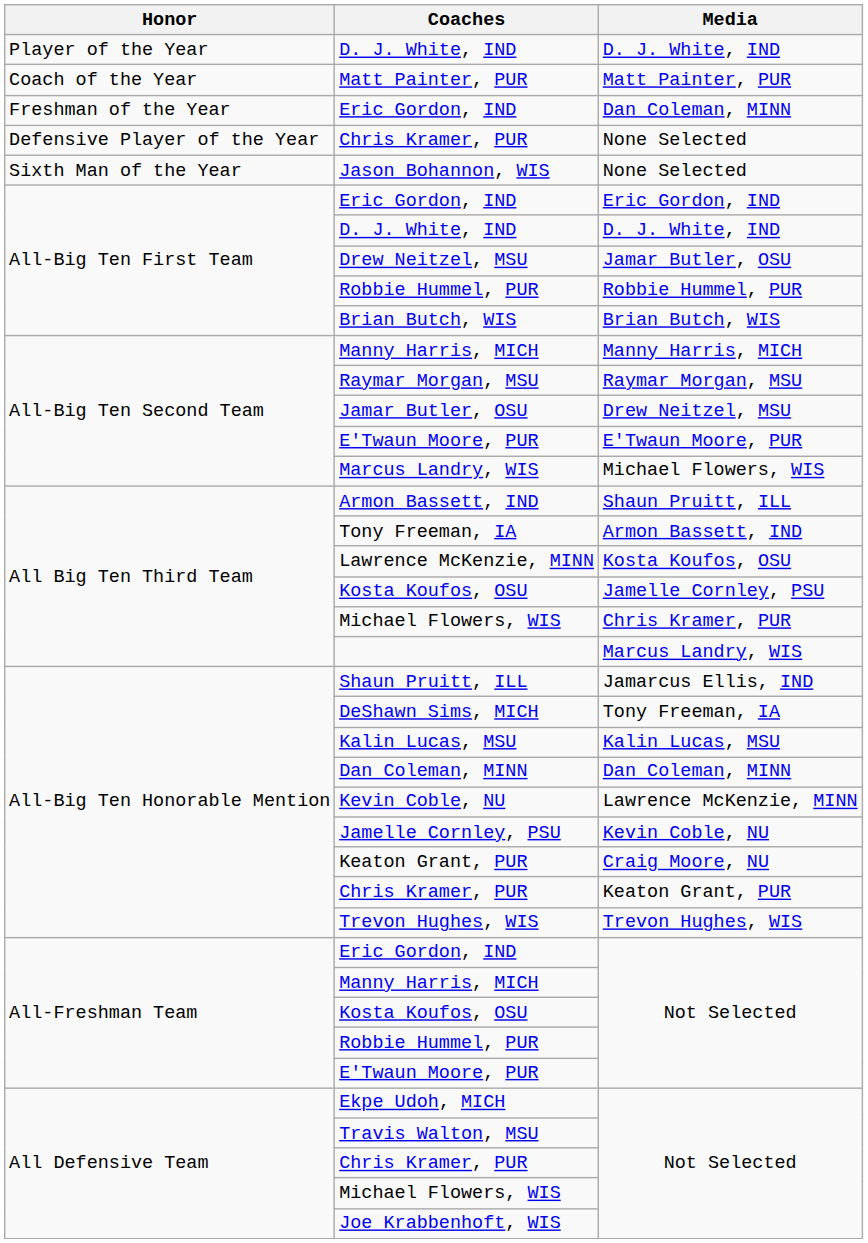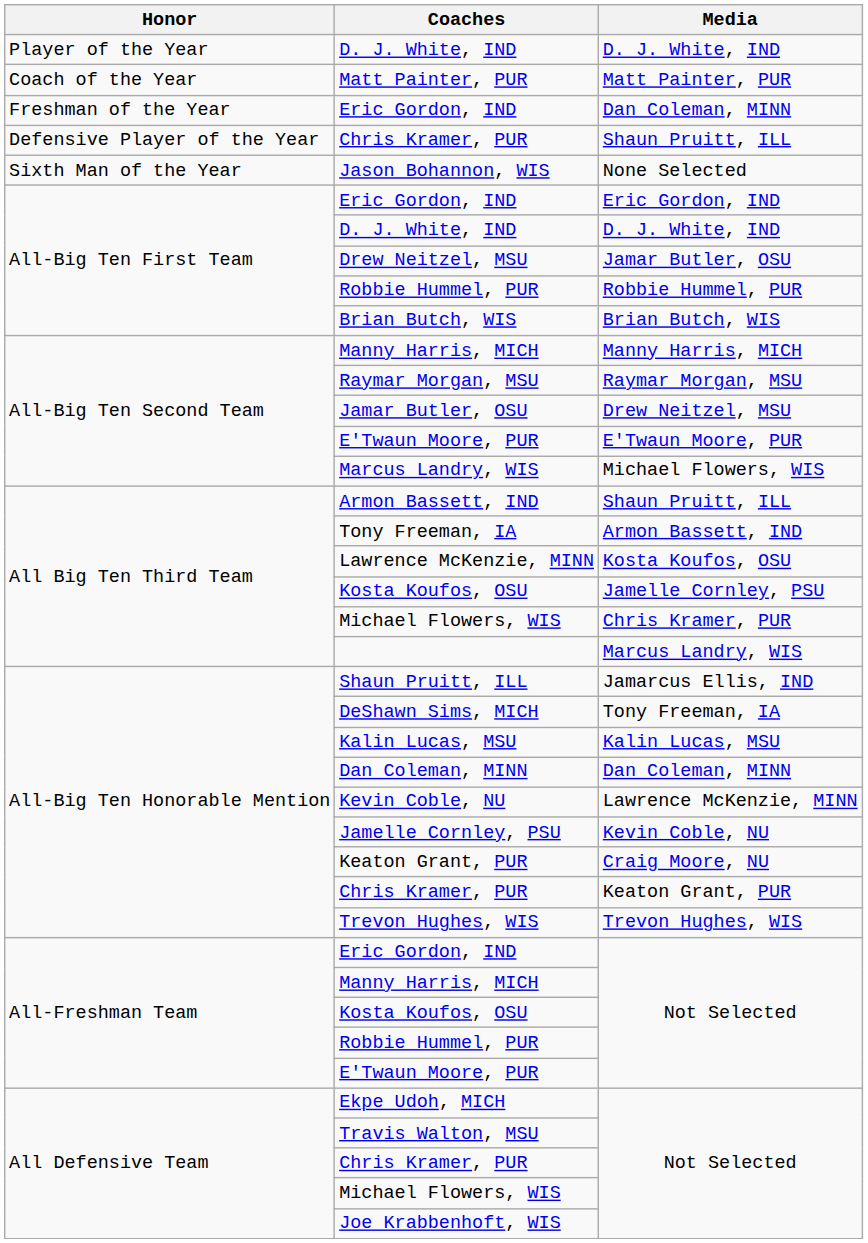(675, 140) None Selected -> (697, 140) Shaun Pruitt, ILL
